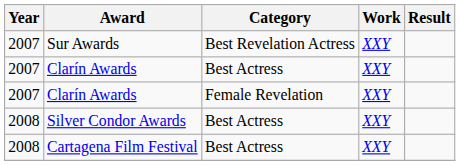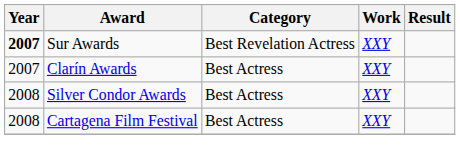(24, 43) normal -> (24, 43) bold
- row: (92, 95)
